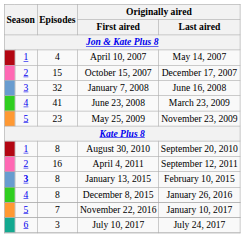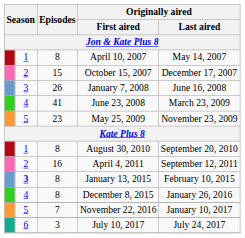(57, 57) 4 -> (57, 57) 8
(57, 88) 32 -> (57, 88) 26
